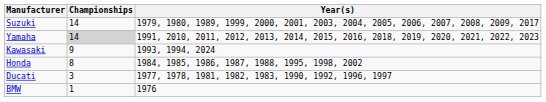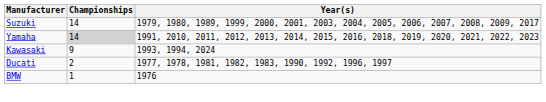- row: (19, 64)
(72, 77) 3 -> (72, 64) 2
